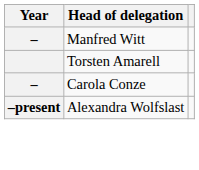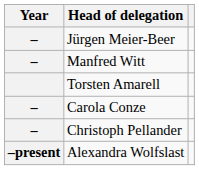+ row: (121, 38)
+ row: (124, 130)
